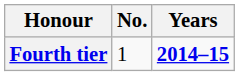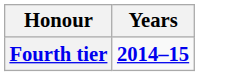- column: (132, 20)
